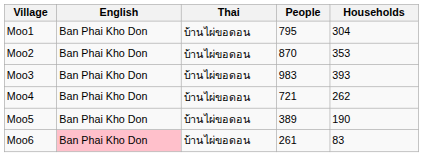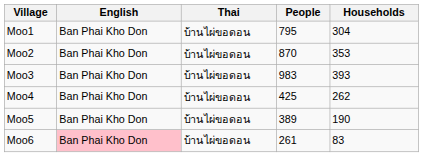(288, 97) 721 -> (288, 97) 425
